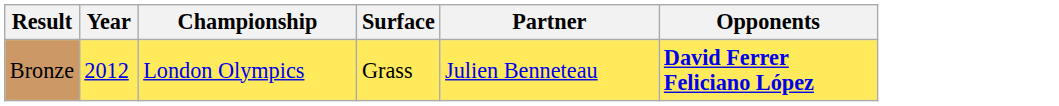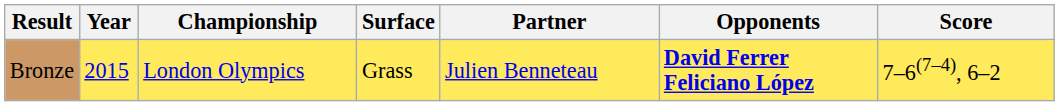+ column: (966, 22)
(107, 69) 2012 -> (107, 69) 2015
